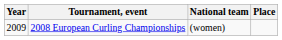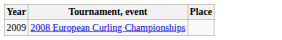- column: (219, 12)
